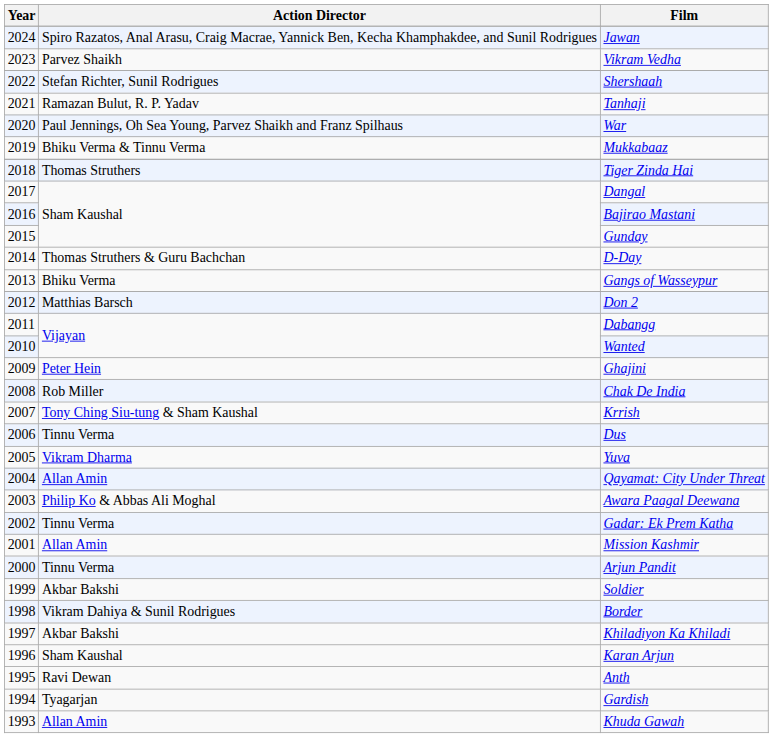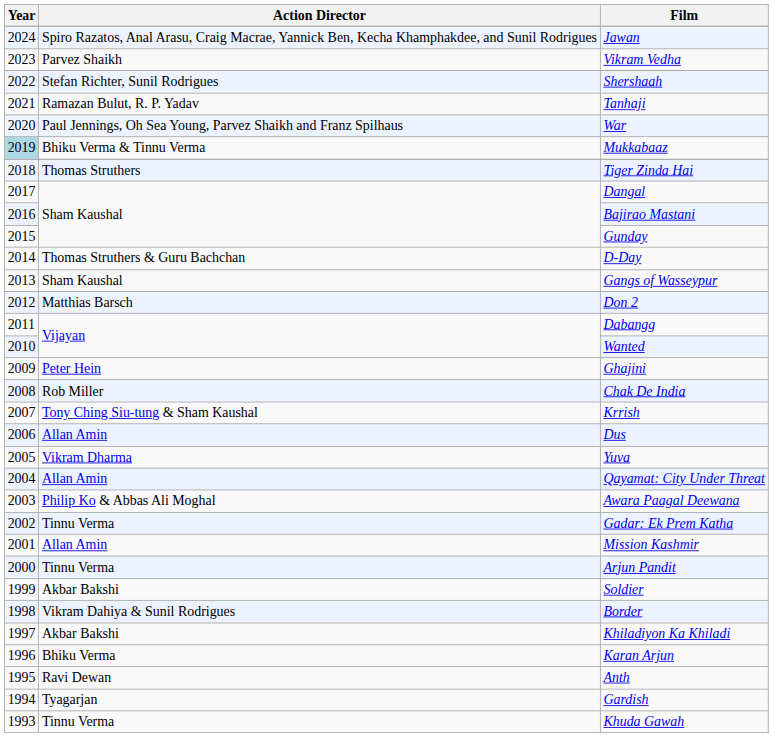(22, 147) no background -> (22, 147) lightblue background
(79, 280) Bhiku Verma -> (82, 280) Sham Kaushal
(78, 434) Tinnu Verma -> (75, 434) Allan Amin
(82, 655) Sham Kaushal -> (79, 655) Bhiku Verma
(75, 721) Allan Amin -> (78, 721) Tinnu Verma
